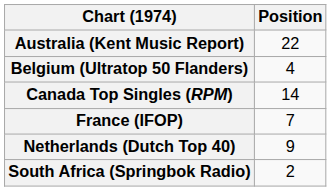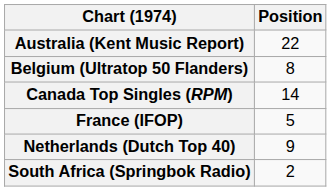(290, 69) 4 -> (290, 69) 8
(290, 120) 7 -> (290, 120) 5
